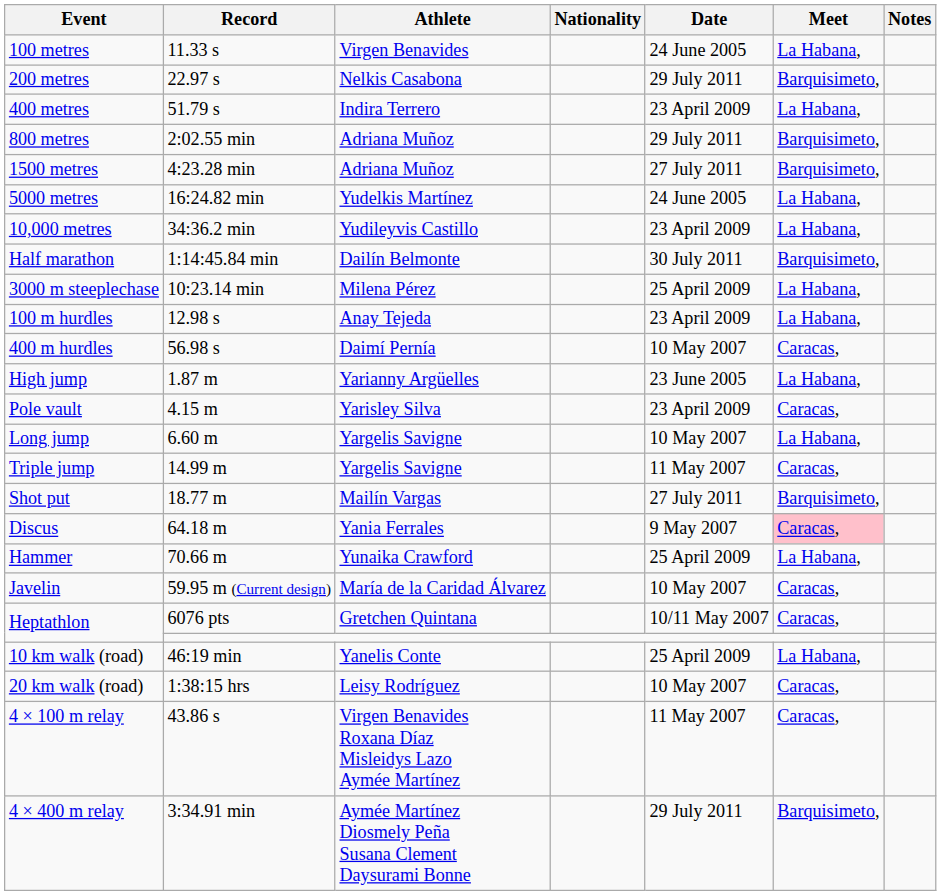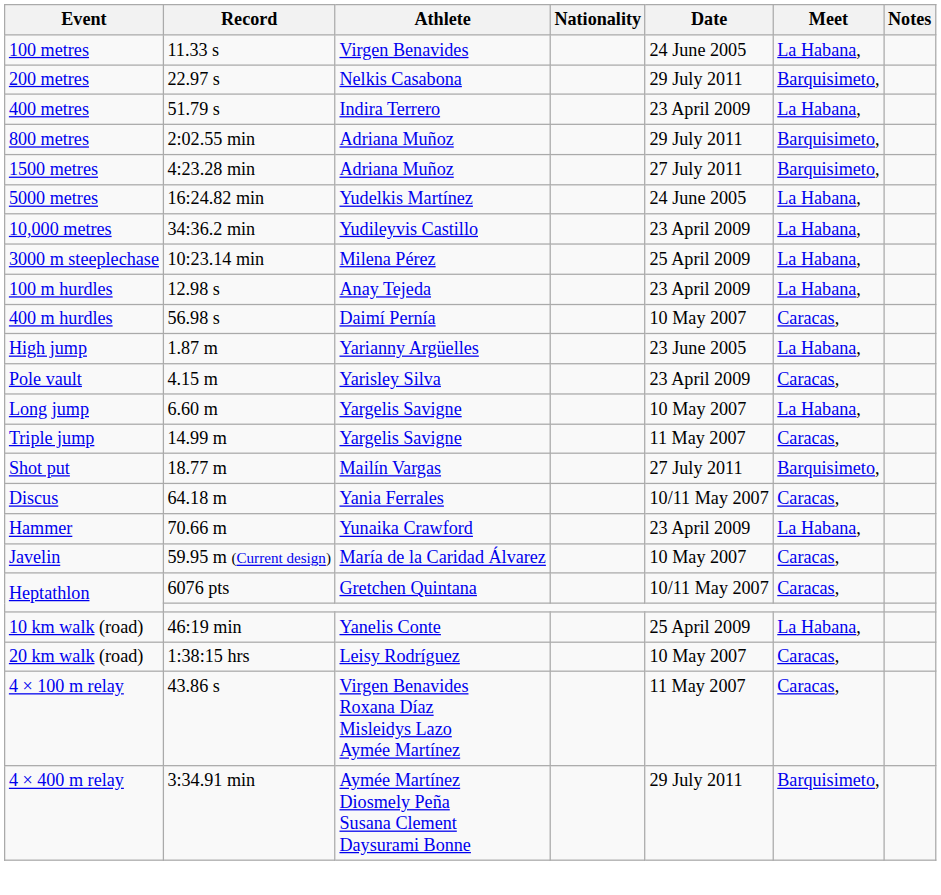- row: (61, 259)
(693, 528) 9 May 2007 -> (709, 498) 10/11 May 2007
(808, 528) pink background -> (808, 498) no background
(700, 558) 25 April 2009 -> (700, 528) 23 April 2009
